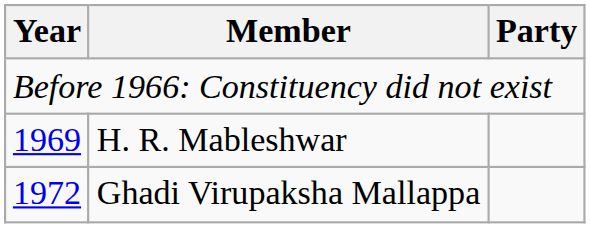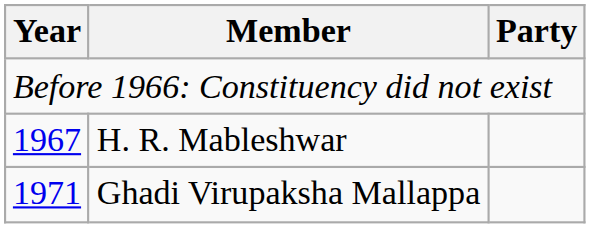(47, 139) 1969 -> (47, 139) 1967
(47, 193) 1972 -> (47, 193) 1971
